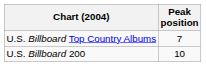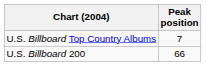(180, 54) 10 -> (180, 54) 66
